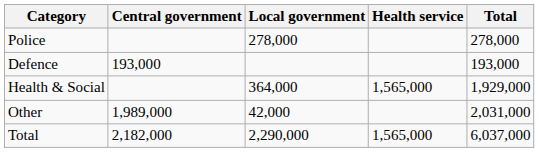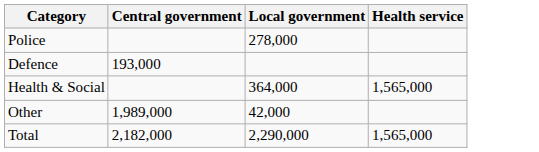- column: (501, 16)
